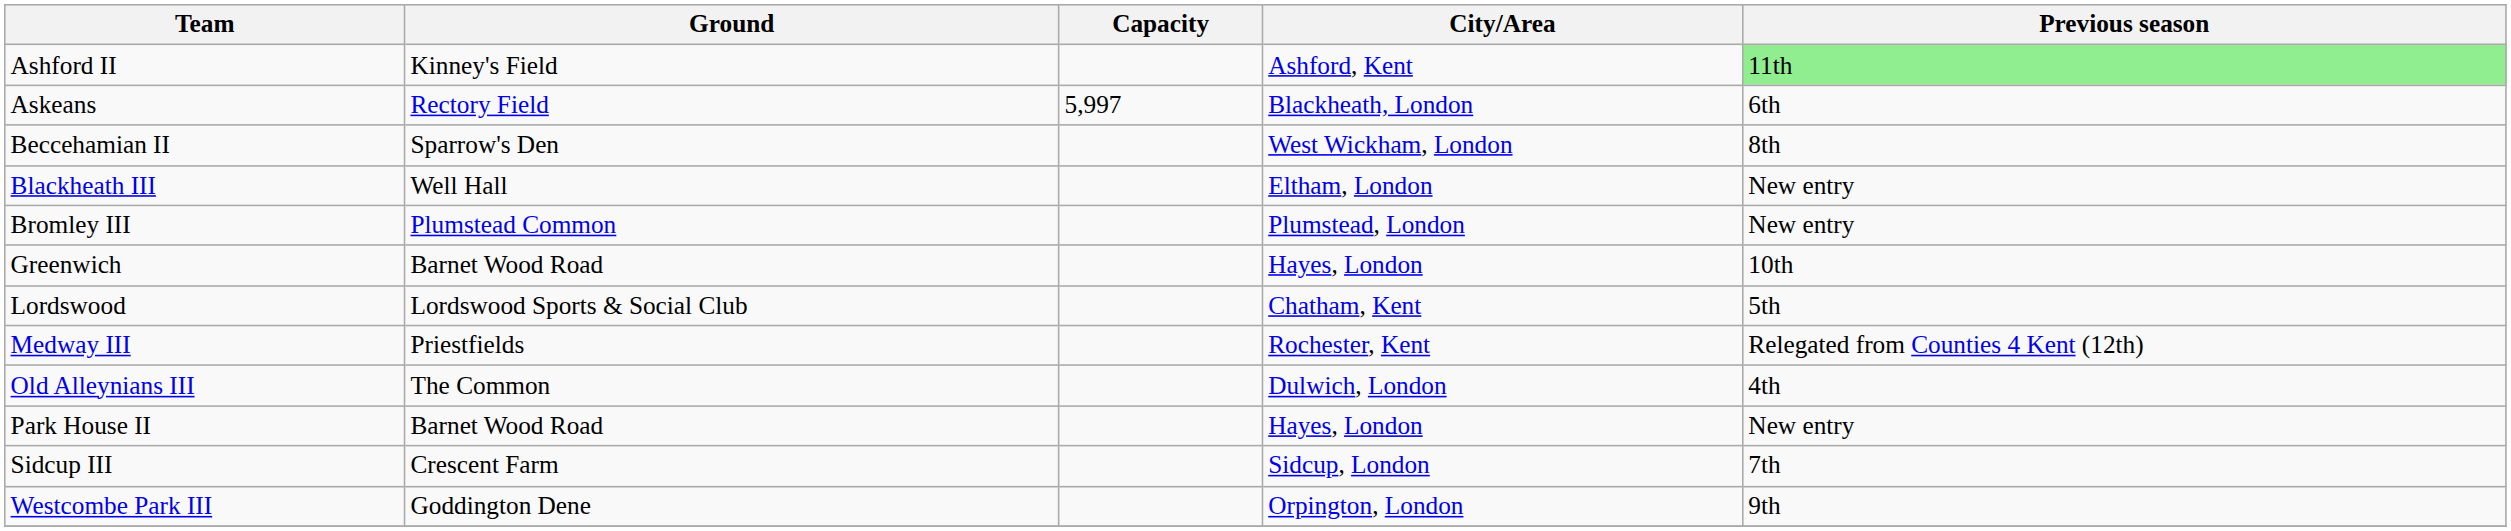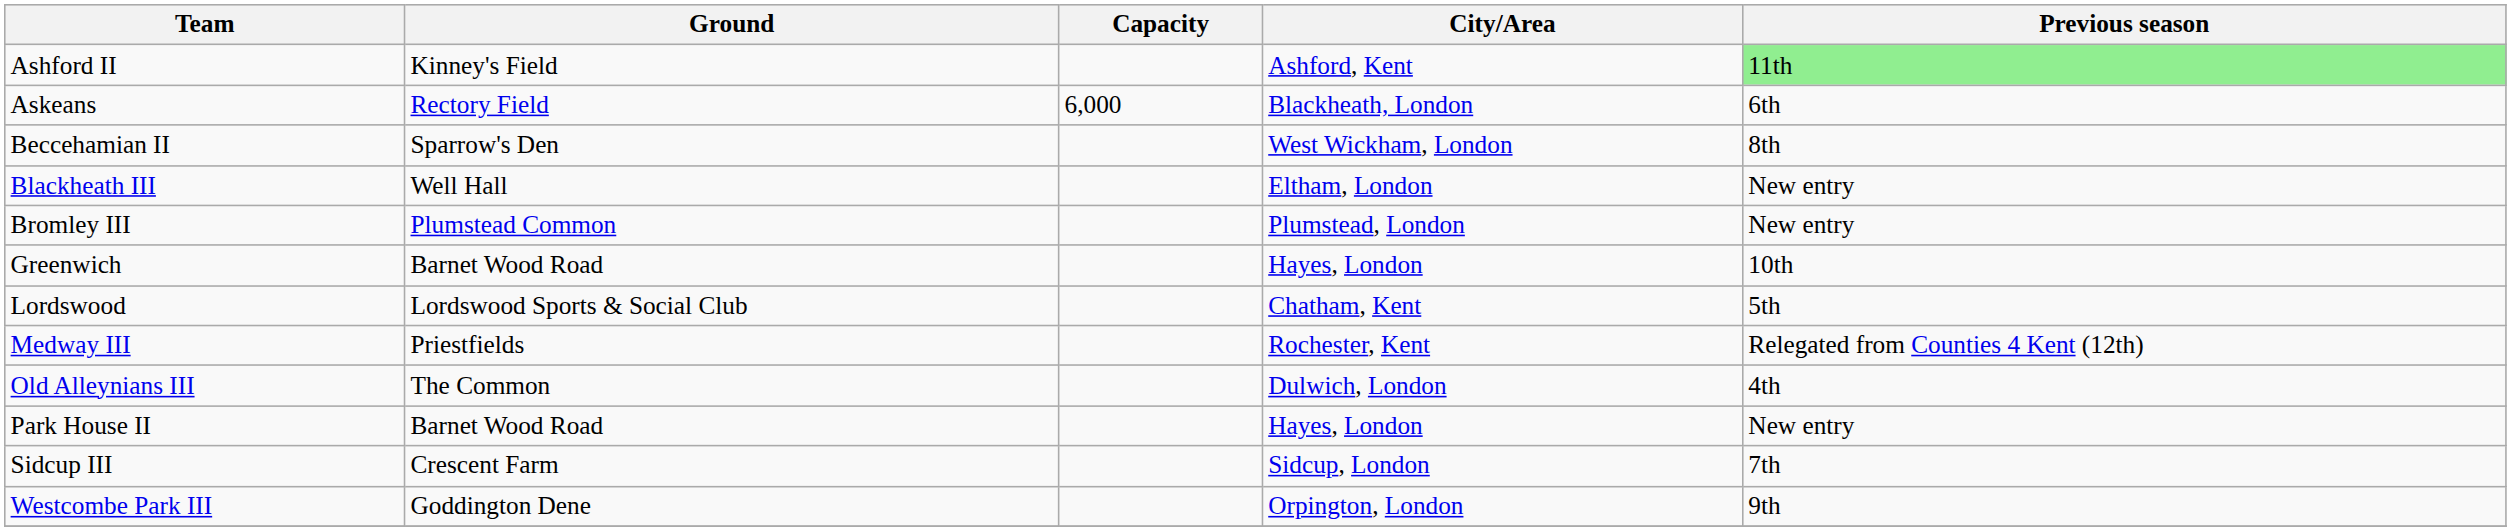(1093, 104) 5,997 -> (1093, 104) 6,000
